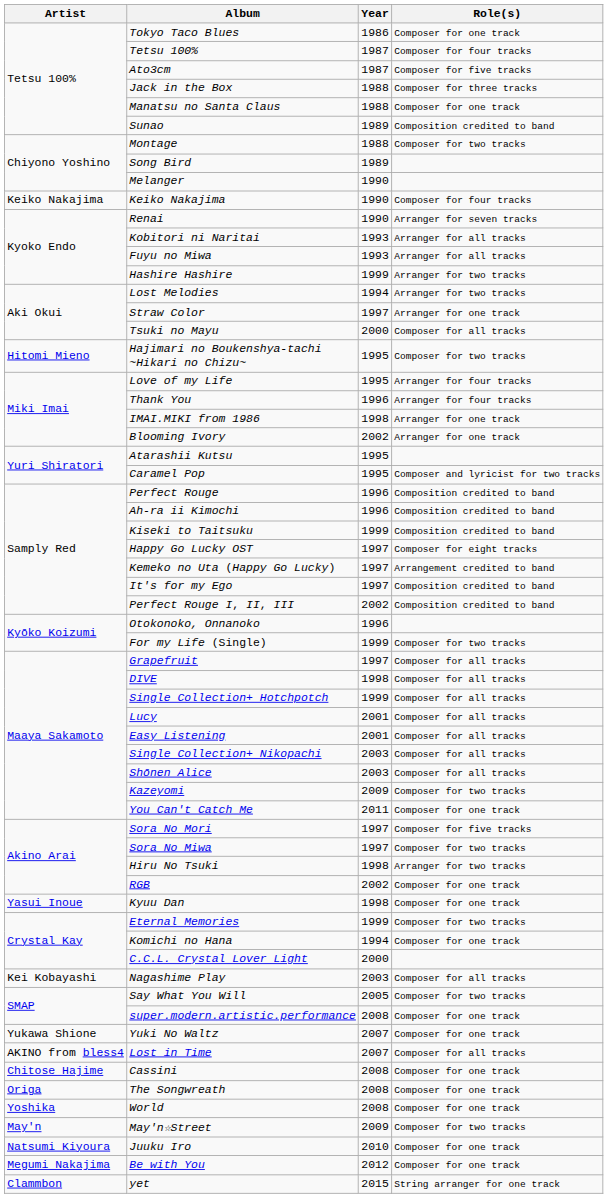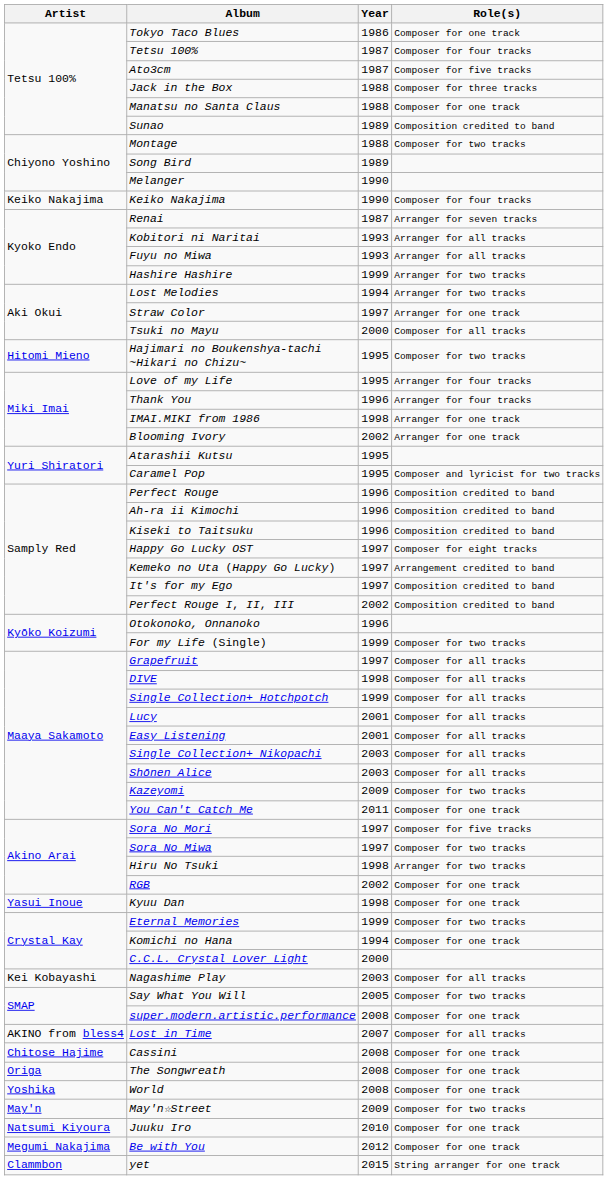(375, 219) 1990 -> (375, 219) 1987
(375, 530) 1999 -> (375, 530) 1996
- row: (174, 1034)
